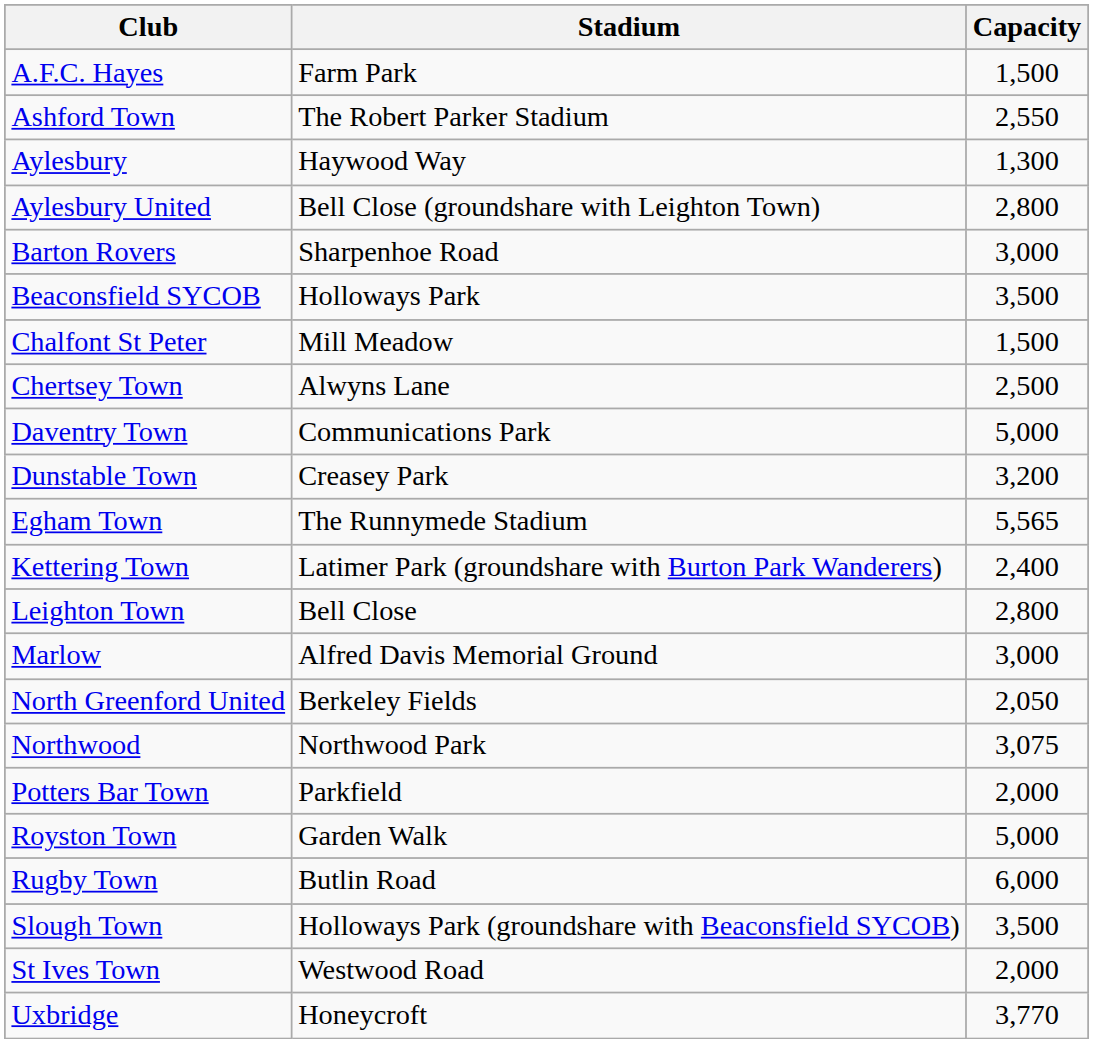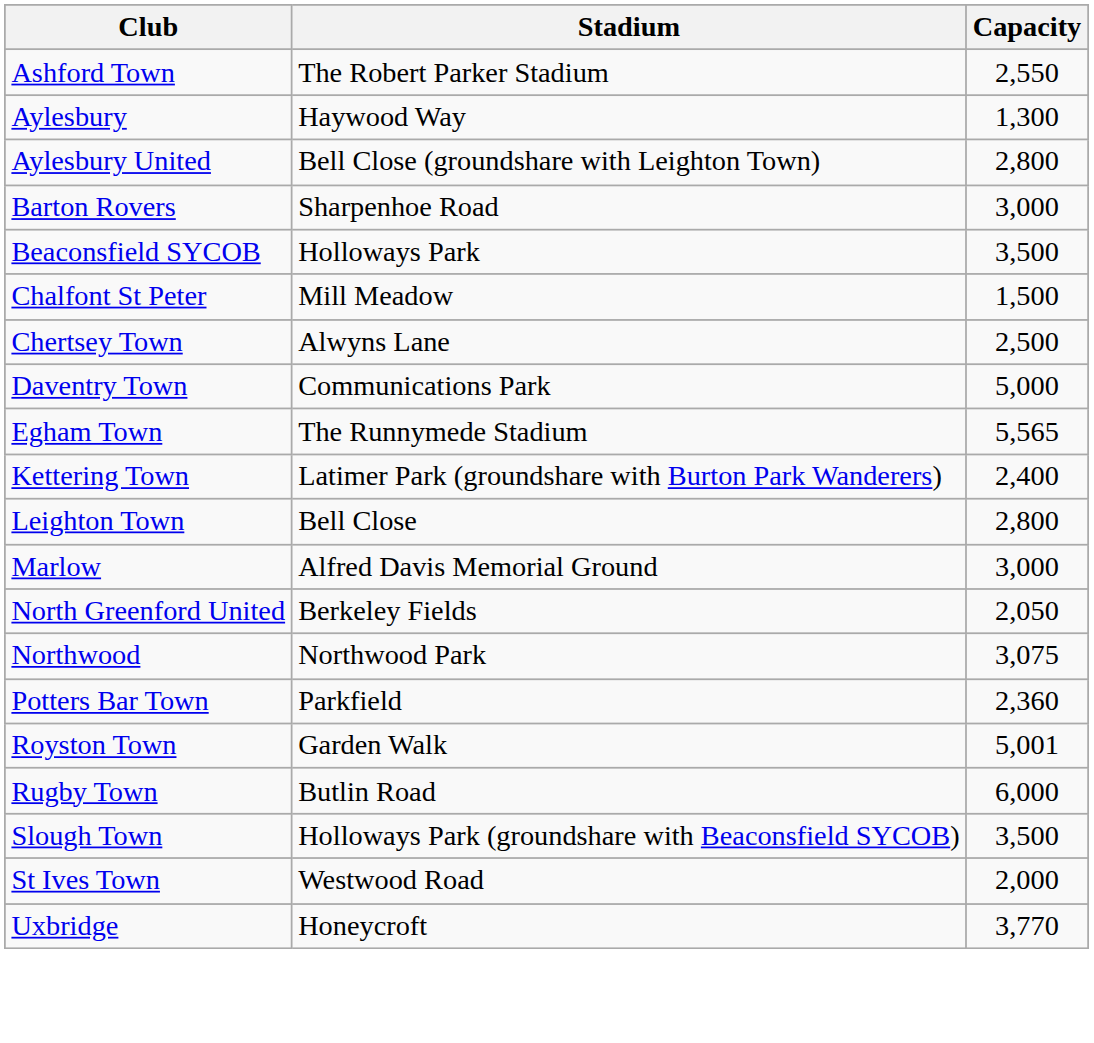- row: (87, 71)
- row: (104, 476)
(1027, 790) 2,000 -> (1027, 700) 2,360
(1027, 835) 5,000 -> (1027, 745) 5,001
